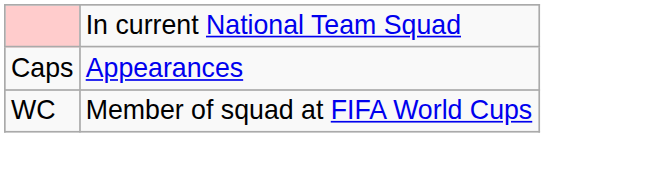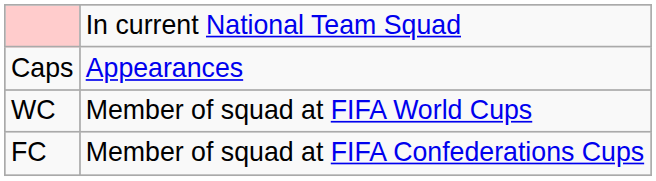+ row: (29, 152)
